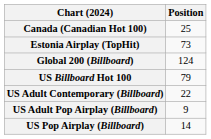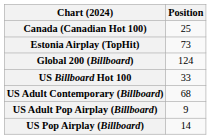(186, 77) 79 -> (186, 77) 33
(186, 93) 22 -> (186, 93) 68
